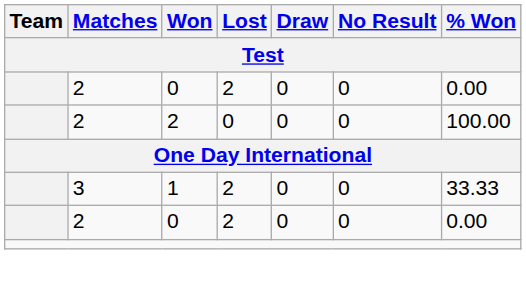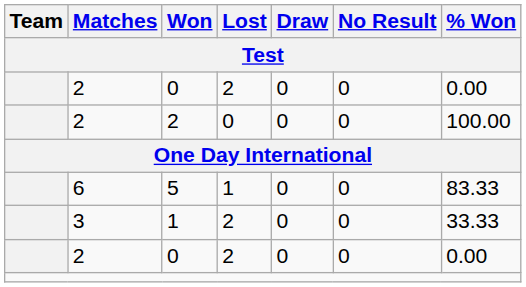+ row: (79, 188)
